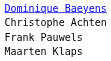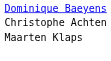- row: (44, 37)
